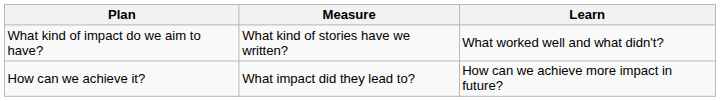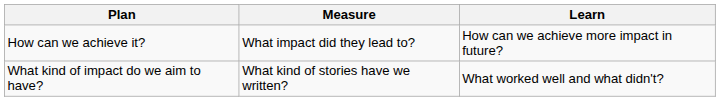rows swapped: (104, 43) <-> (76, 78)
